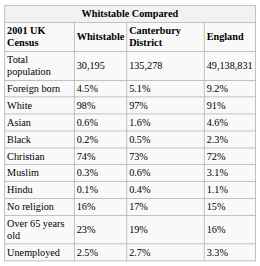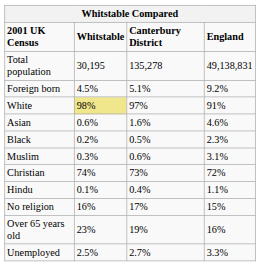(86, 105) no background -> (86, 105) khaki background
rows swapped: (26, 156) <-> (23, 173)
